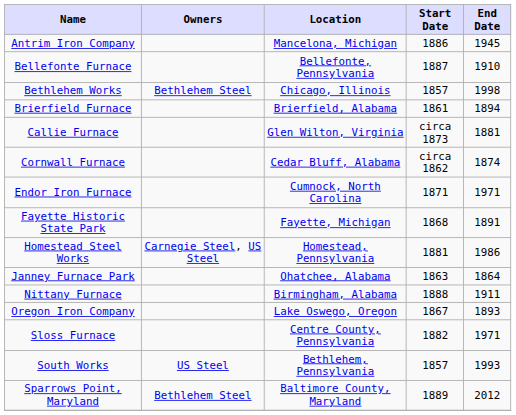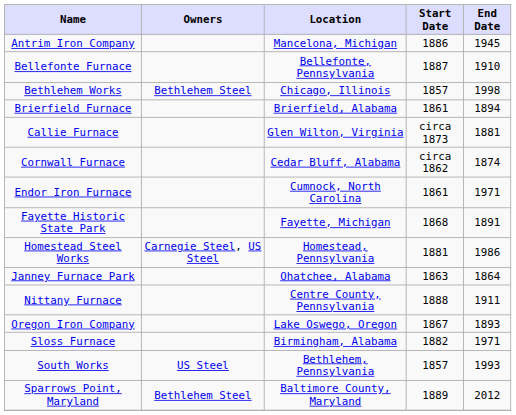(435, 192) 1871 -> (435, 192) 1861
(335, 294) Birmingham, Alabama -> (335, 300) Centre County, Pennsylvania
(335, 335) Centre County, Pennsylvania -> (335, 341) Birmingham, Alabama
